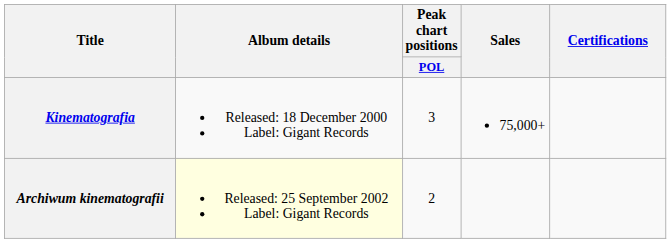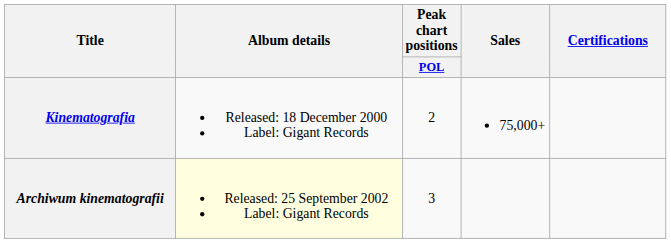(432, 117) 3 -> (432, 117) 2
(432, 198) 2 -> (432, 198) 3
